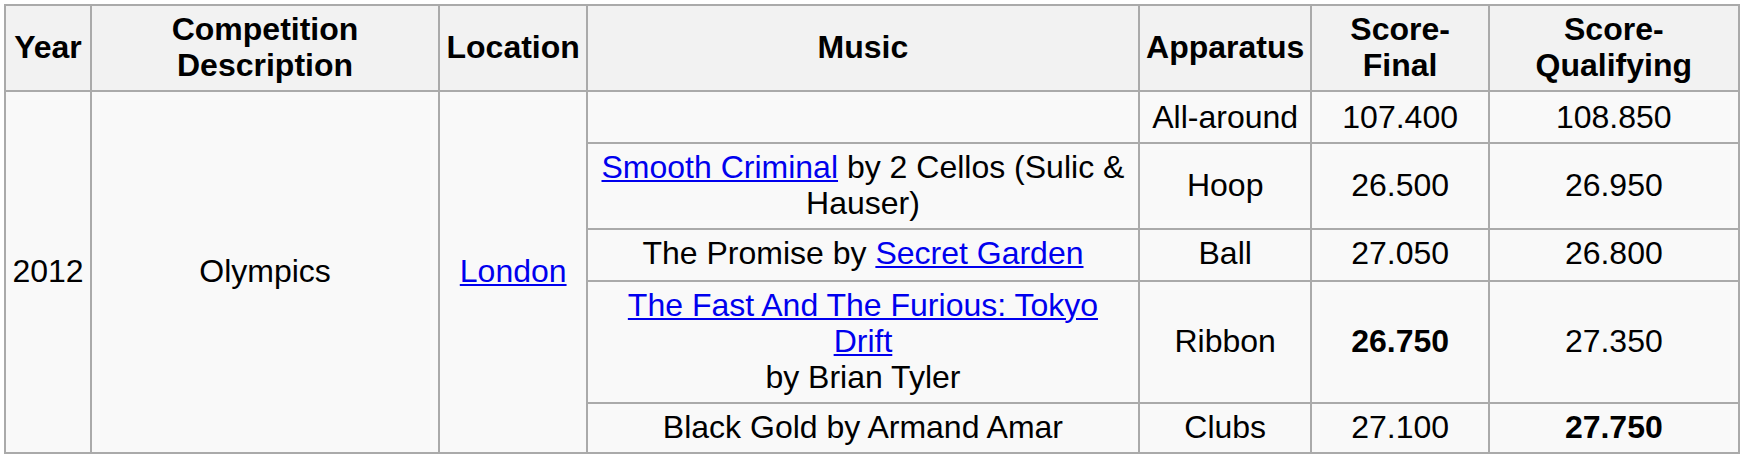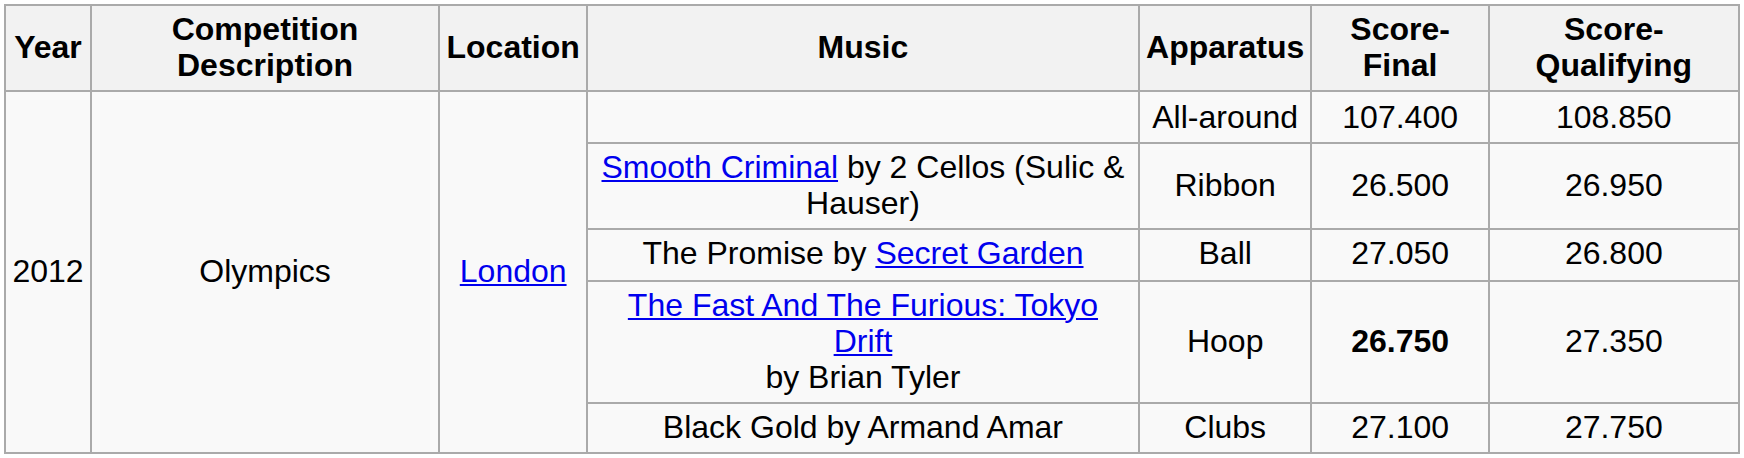(1225, 185) Hoop -> (1225, 185) Ribbon
(1225, 340) Ribbon -> (1225, 340) Hoop
(1614, 427) bold -> (1614, 427) normal
